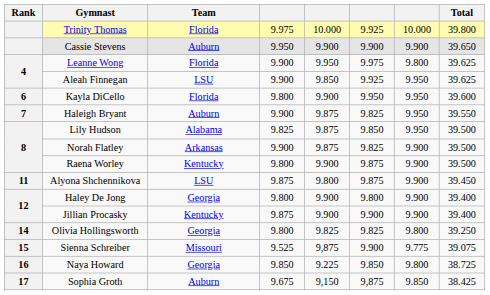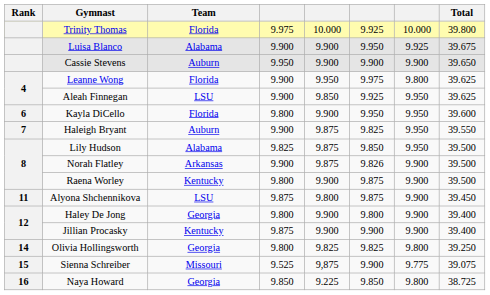+ row: (95, 46)
(372, 147) 9.825 -> (372, 164) 9.826
- row: (95, 281)
